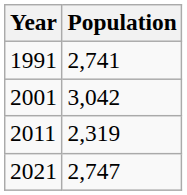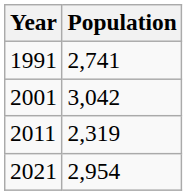(94, 171) 2,747 -> (94, 171) 2,954
